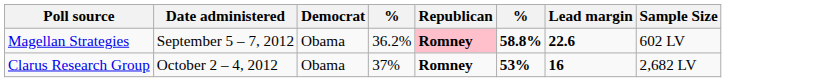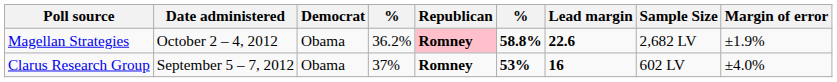+ column: (777, 16)
(225, 40) September 5 – 7, 2012 -> (217, 40) October 2 – 4, 2012
(662, 40) 602 LV -> (668, 40) 2,682 LV
(217, 64) October 2 – 4, 2012 -> (225, 64) September 5 – 7, 2012
(668, 64) 2,682 LV -> (662, 64) 602 LV
